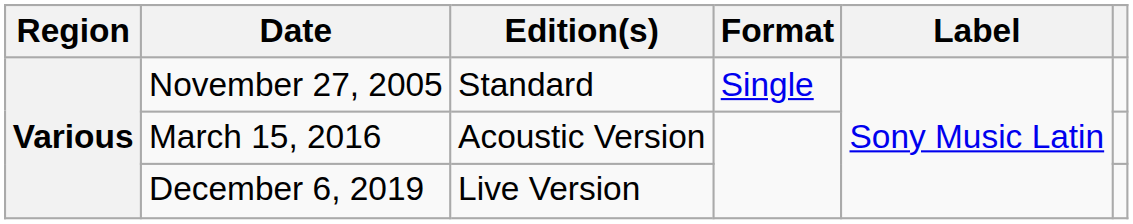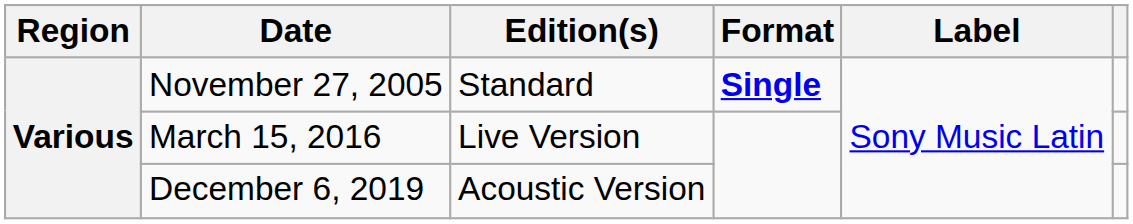(767, 84) normal -> (771, 84) bold
(582, 137) Acoustic Version -> (549, 137) Live Version
(549, 190) Live Version -> (582, 190) Acoustic Version
